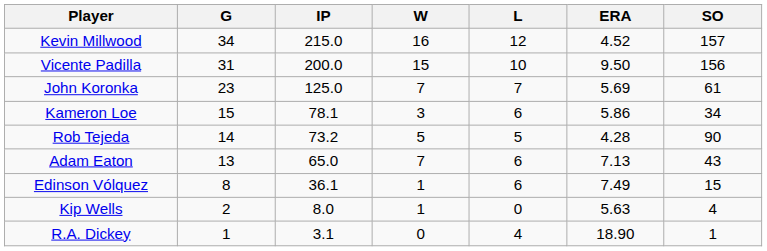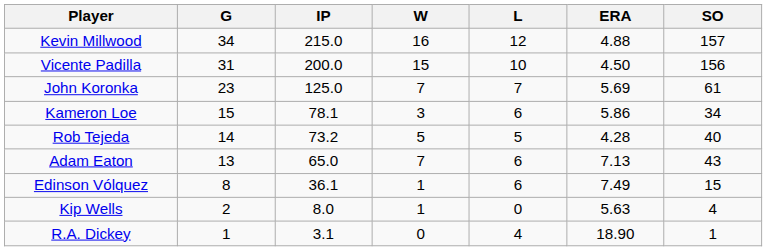(615, 40) 4.52 -> (615, 40) 4.88
(615, 64) 9.50 -> (615, 64) 4.50
(713, 137) 90 -> (713, 137) 40
